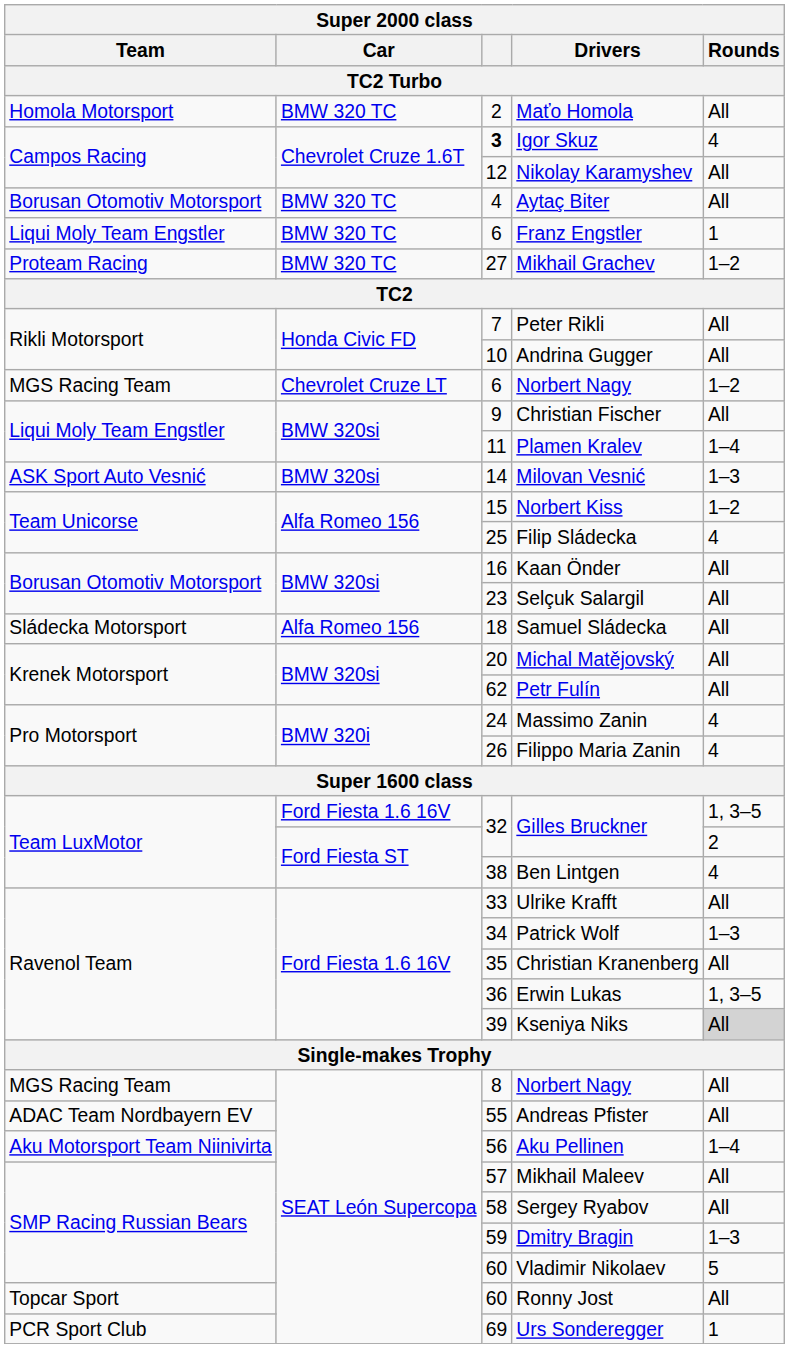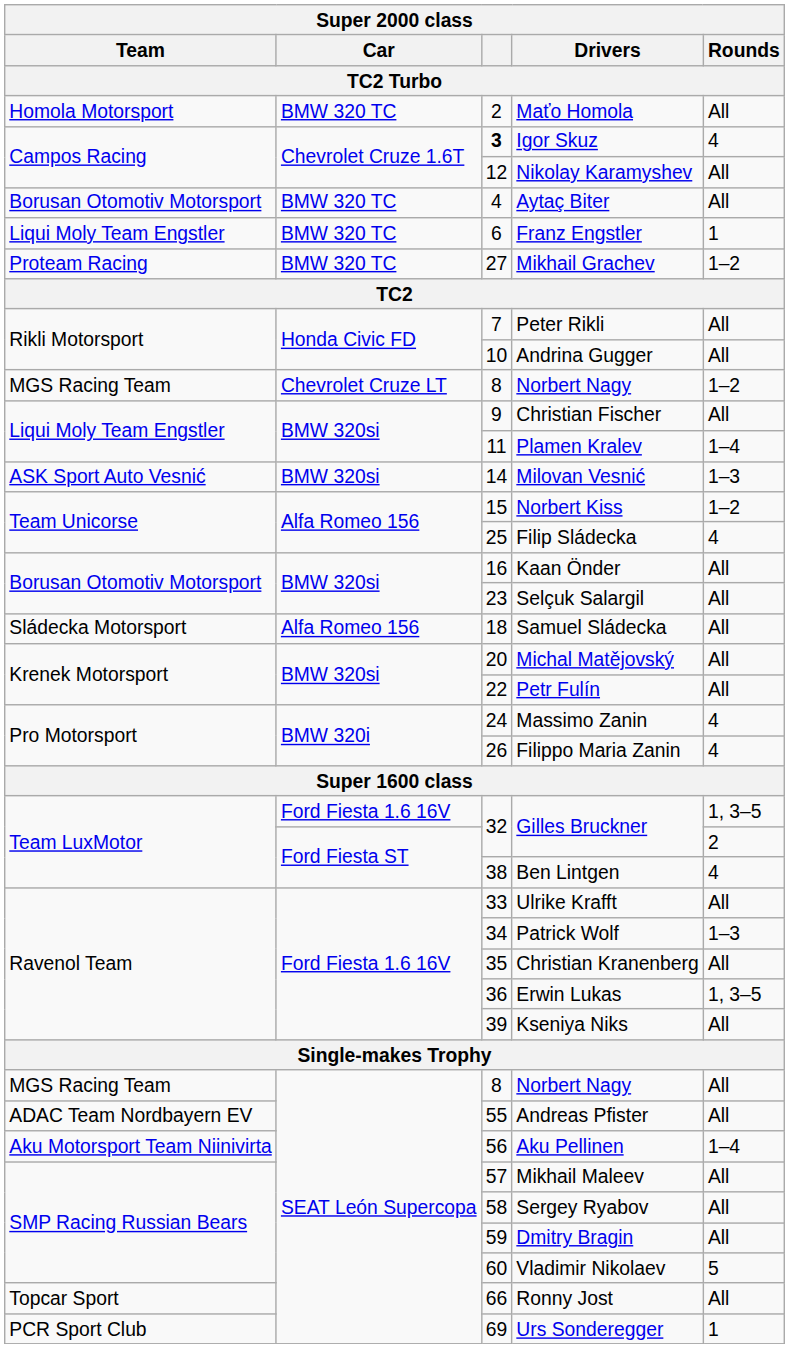(496, 385) 6 -> (496, 385) 8
(496, 689) 62 -> (496, 689) 22
(719, 1024) lightgrey background -> (719, 1024) no background
(724, 1237) 1–3 -> (719, 1237) All
(496, 1298) 60 -> (496, 1298) 66
